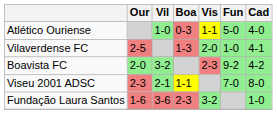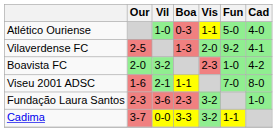(231, 48) 1-0 -> (231, 48) 9-2
(231, 65) 9-2 -> (231, 65) 1-0
(138, 83) 2-3 -> (138, 83) 1-6
(138, 100) 1-6 -> (138, 100) 2-3
+ row: (26, 118)
